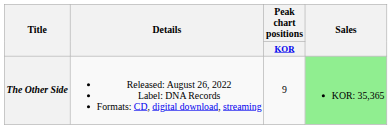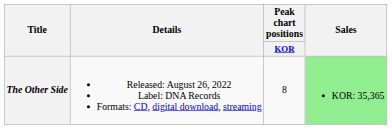(284, 90) 9 -> (284, 90) 8
